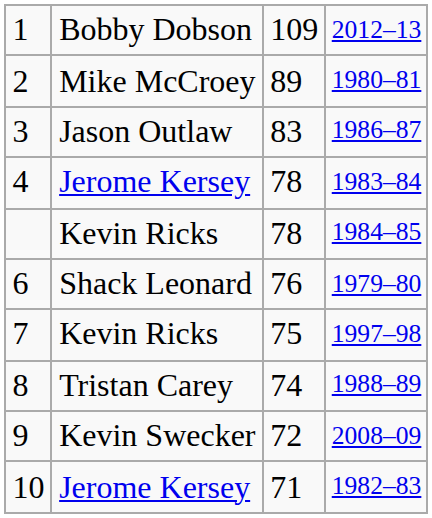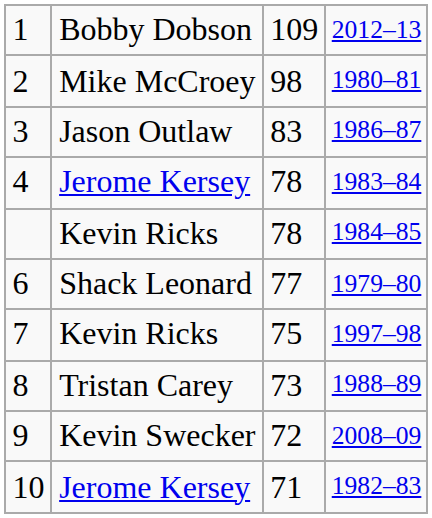(286, 80) 89 -> (286, 80) 98
(286, 283) 76 -> (286, 283) 77
(286, 385) 74 -> (286, 385) 73
